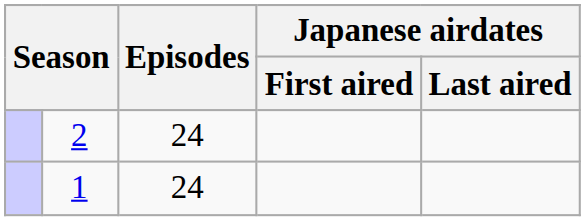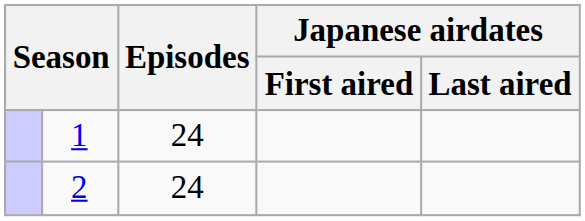rows swapped: (79, 187) <-> (79, 135)
